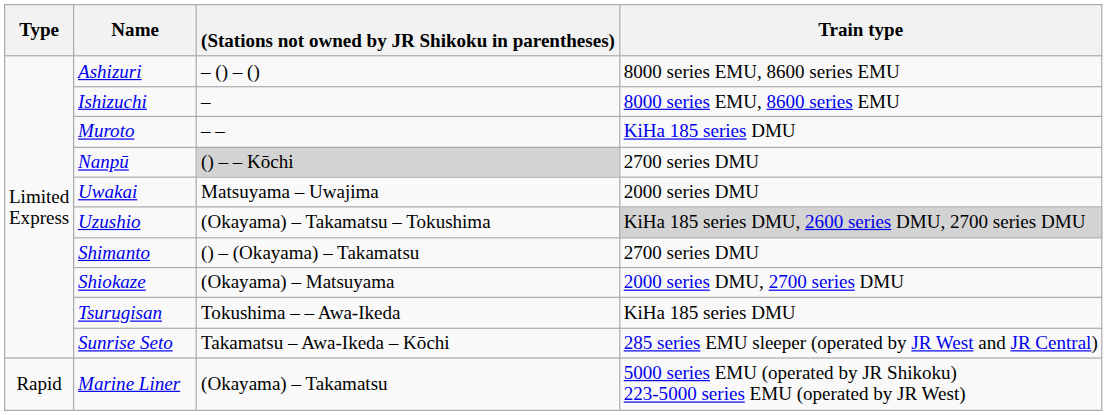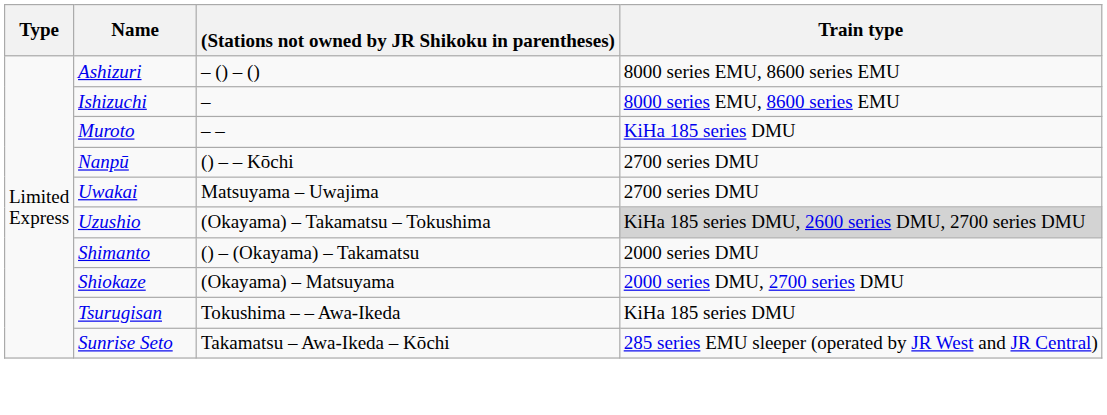(247, 161) lightgrey background -> (247, 161) no background
(691, 191) 2000 series DMU -> (691, 191) 2700 series DMU
(691, 252) 2700 series DMU -> (691, 252) 2000 series DMU
- row: (129, 383)
